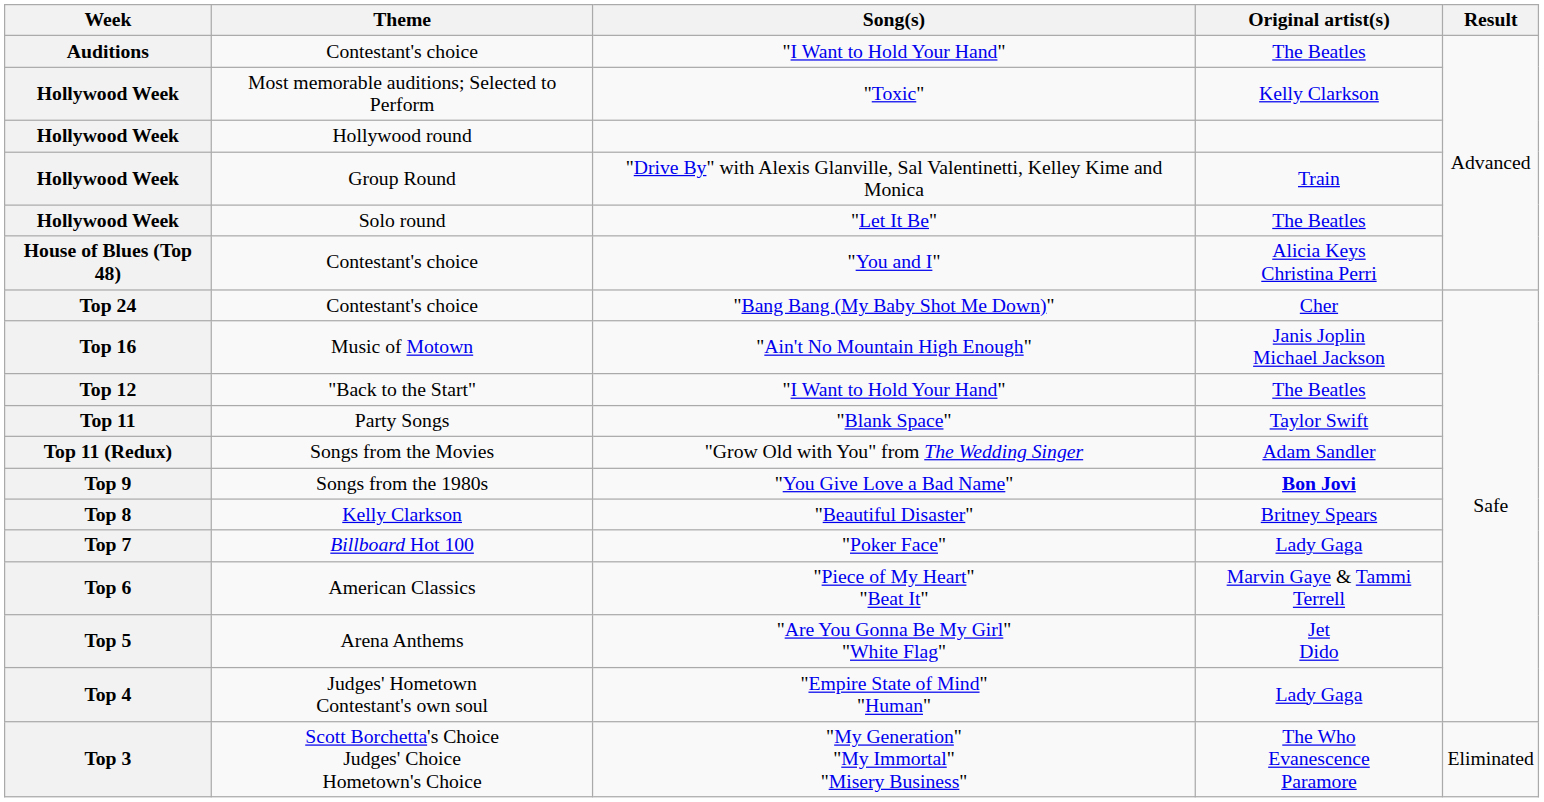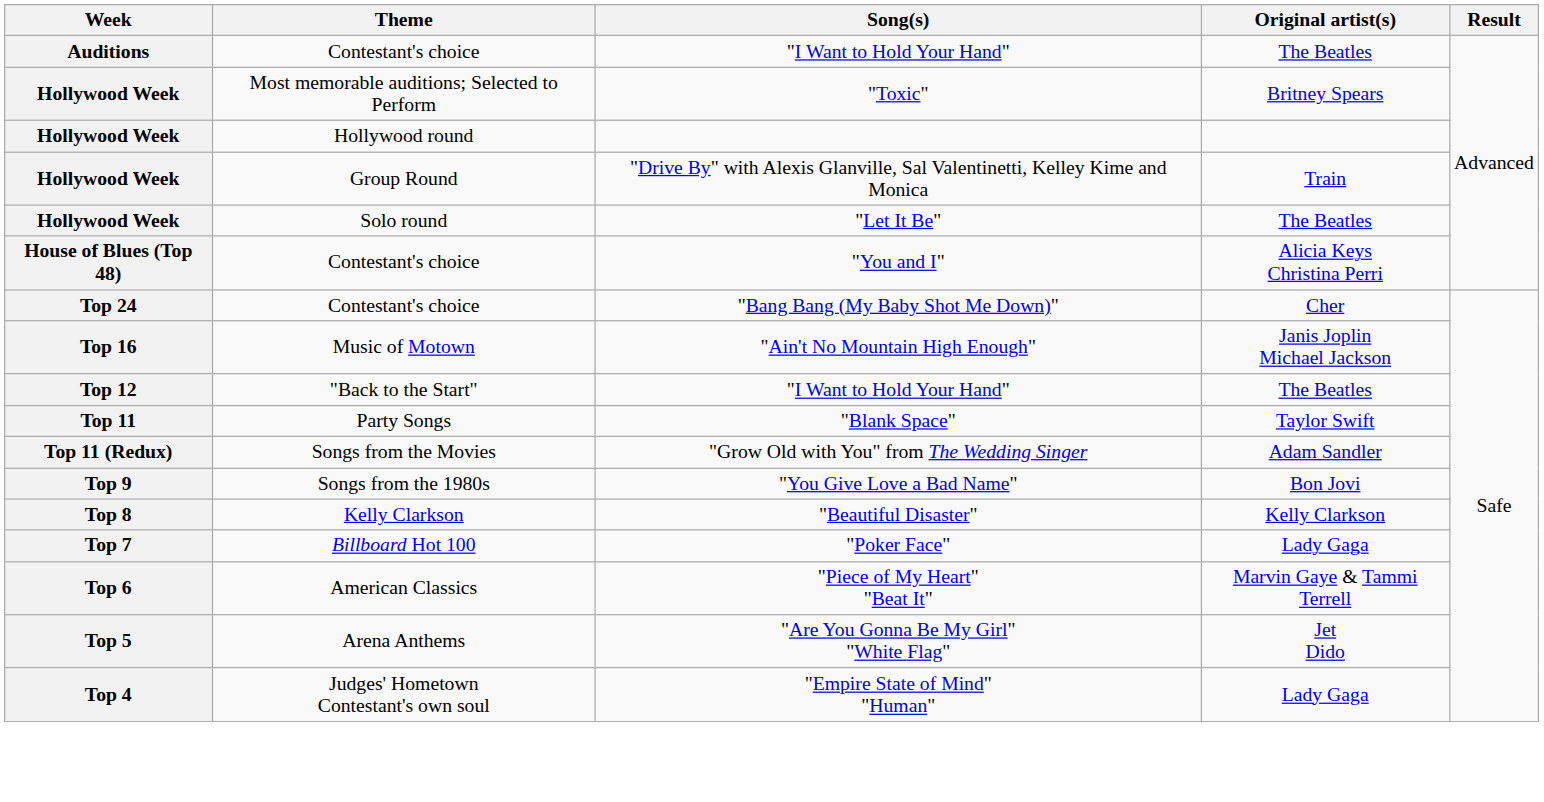(1319, 93) Kelly Clarkson -> (1325, 93) Britney Spears
(1319, 483) bold -> (1325, 483) normal
(1319, 514) Britney Spears -> (1325, 514) Kelly Clarkson
- row: (402, 759)
